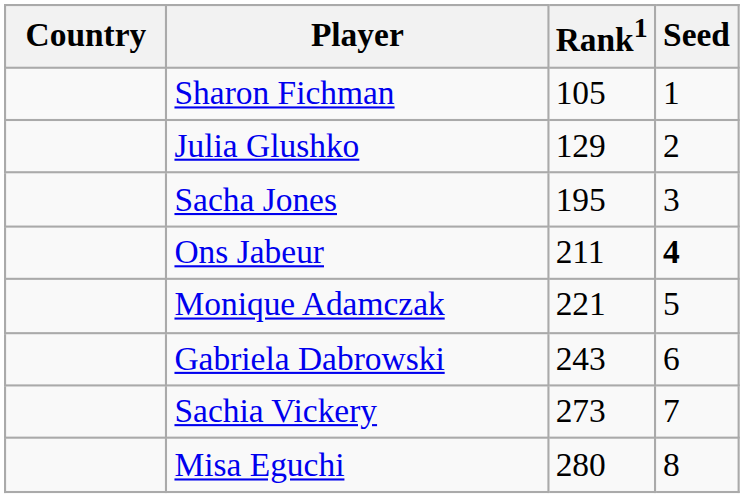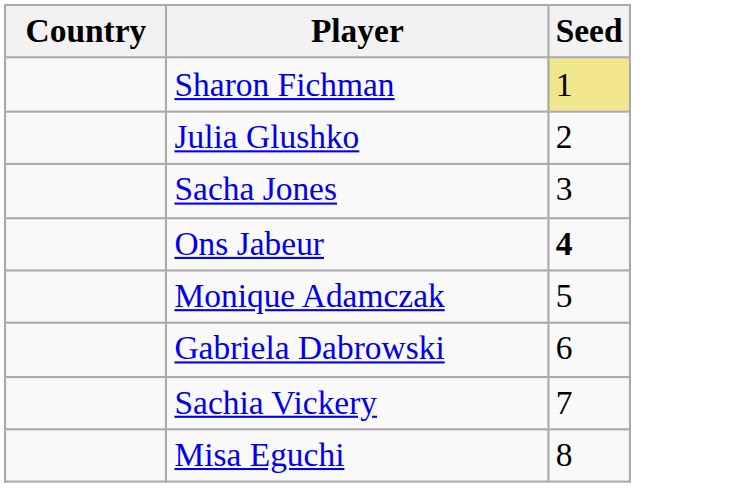- column: (602, 35)
(671, 93) no background -> (564, 84) khaki background
